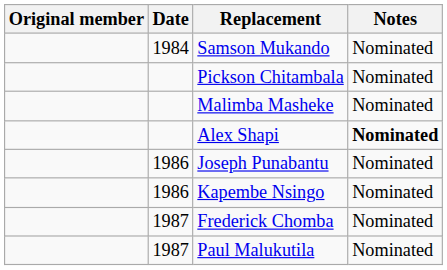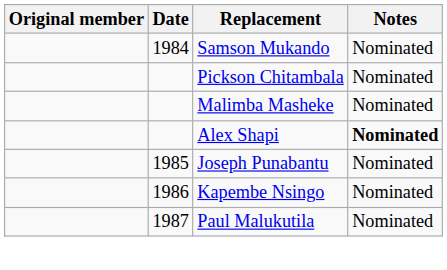(171, 163) 1986 -> (171, 163) 1985
- row: (265, 221)
